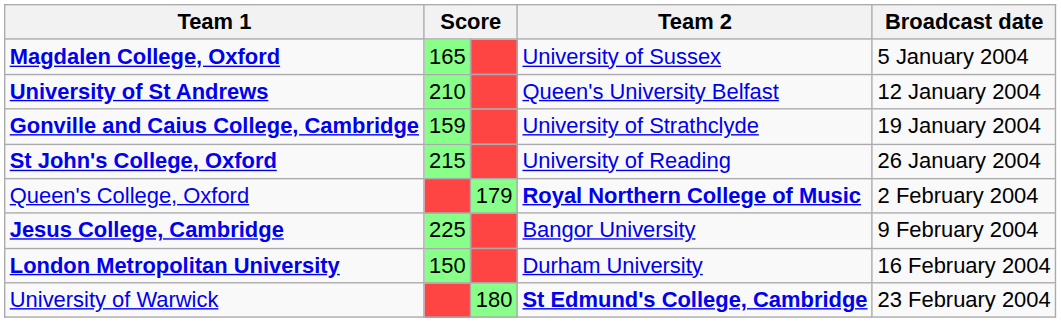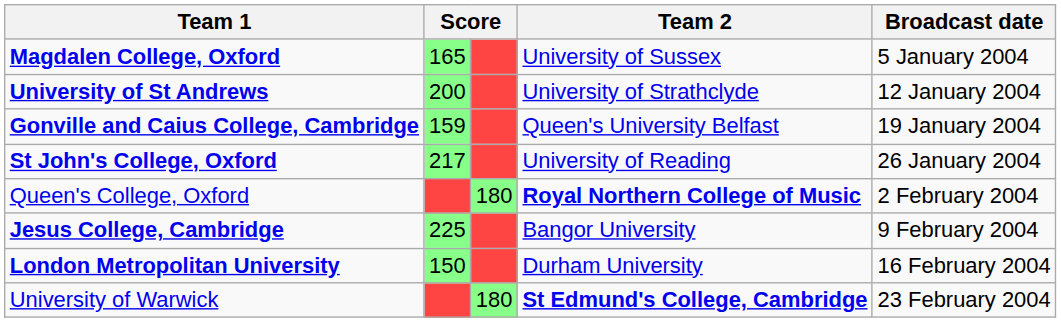(447, 91) 210 -> (447, 91) 200
(651, 91) Queen's University Belfast -> (641, 91) University of Strathclyde
(641, 126) University of Strathclyde -> (651, 126) Queen's University Belfast
(447, 160) 215 -> (447, 160) 217
(494, 195) 179 -> (494, 195) 180
